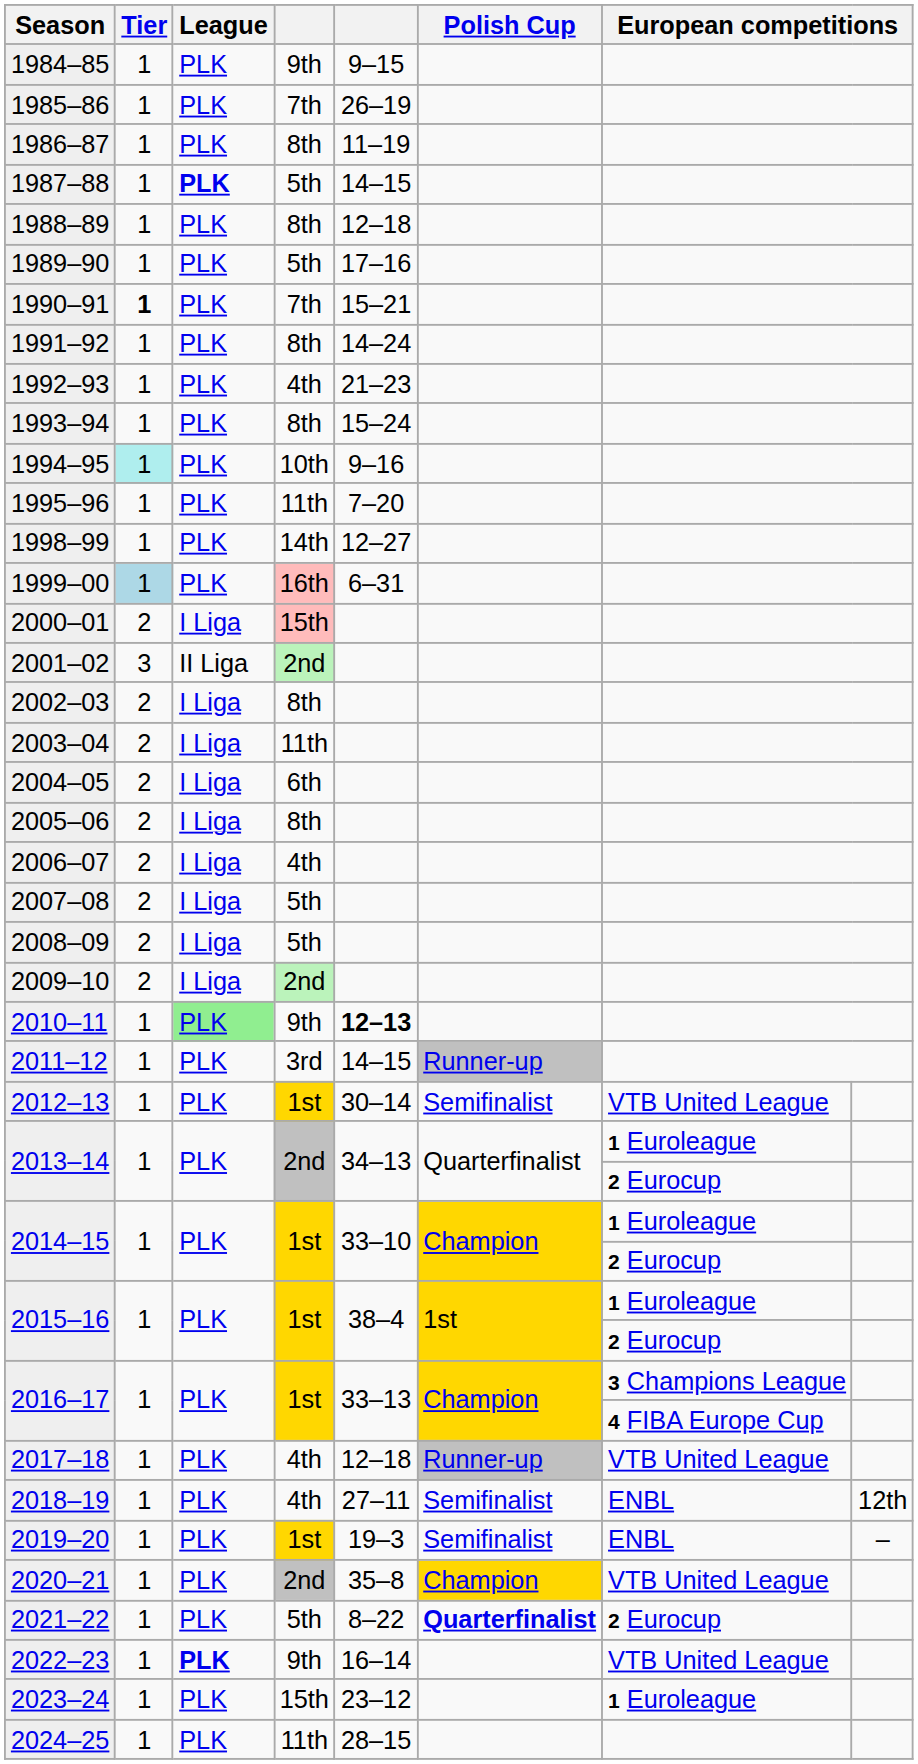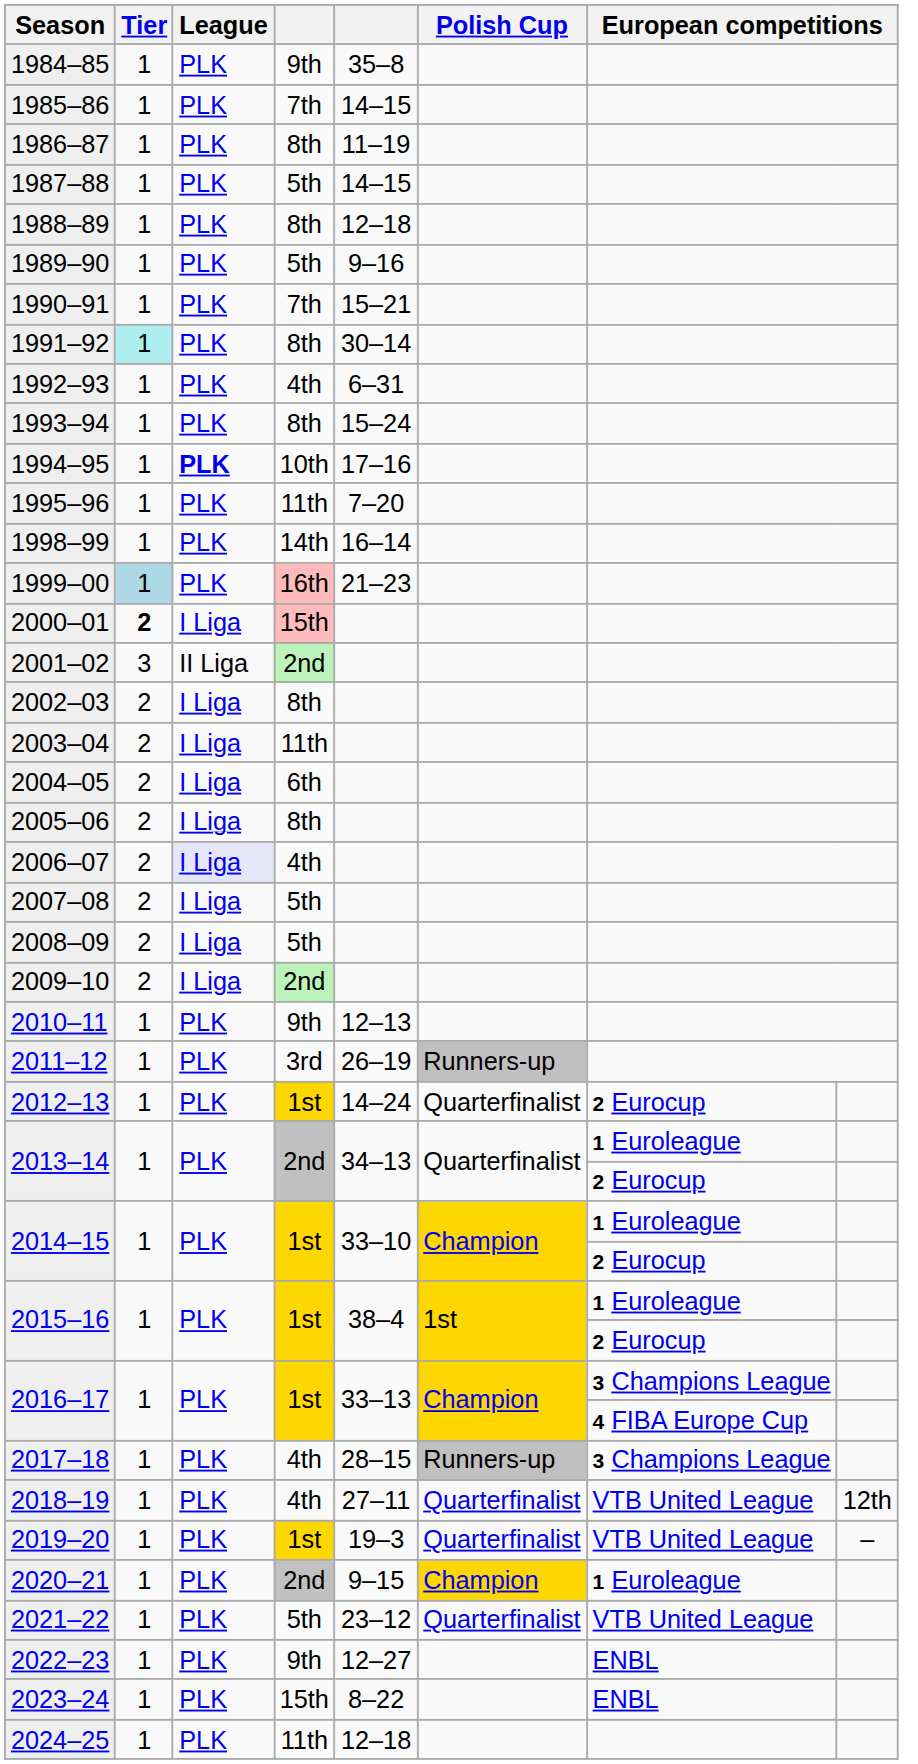(376, 64) 9–15 -> (376, 64) 35–8
(376, 104) 26–19 -> (376, 104) 14–15
(205, 184) bold -> (203, 184) normal
(376, 264) 17–16 -> (376, 264) 9–16
(144, 304) bold -> (144, 304) normal
(144, 343) no background -> (144, 343) paleturquoise background
(376, 343) 14–24 -> (376, 343) 30–14
(376, 383) 21–23 -> (376, 383) 6–31
(144, 463) paleturquoise background -> (144, 463) no background
(203, 463) normal -> (205, 463) bold
(376, 463) 9–16 -> (376, 463) 17–16
(376, 543) 12–27 -> (376, 543) 16–14
(376, 583) 6–31 -> (376, 583) 21–23
(144, 623) normal -> (144, 623) bold
(210, 862) no background -> (210, 862) lavender background
(203, 1021) lightgreen background -> (203, 1021) no background
(376, 1021) bold -> (376, 1021) normal
(376, 1061) 14–15 -> (376, 1061) 26–19
(483, 1061) Runner-up -> (489, 1061) Runners-up
(376, 1101) 30–14 -> (376, 1101) 14–24
(488, 1101) Semifinalist -> (502, 1101) Quarterfinalist
(718, 1101) VTB United League -> (649, 1101) 2 Eurocup
(376, 1460) 12–18 -> (376, 1460) 28–15
(483, 1460) Runner-up -> (489, 1460) Runners-up
(718, 1460) VTB United League -> (712, 1460) 3 Champions League
(488, 1500) Semifinalist -> (502, 1500) Quarterfinalist
(641, 1500) ENBL -> (703, 1500) VTB United League
(488, 1540) Semifinalist -> (502, 1540) Quarterfinalist
(641, 1540) ENBL -> (703, 1540) VTB United League
(376, 1580) 35–8 -> (376, 1580) 9–15
(718, 1580) VTB United League -> (667, 1580) 1 Euroleague
(376, 1619) 8–22 -> (376, 1619) 23–12
(510, 1619) bold -> (502, 1619) normal
(665, 1619) 2 Eurocup -> (703, 1619) VTB United League
(205, 1659) bold -> (203, 1659) normal
(376, 1659) 16–14 -> (376, 1659) 12–27
(718, 1659) VTB United League -> (626, 1659) ENBL
(376, 1699) 23–12 -> (376, 1699) 8–22
(682, 1699) 1 Euroleague -> (626, 1699) ENBL
(376, 1739) 28–15 -> (376, 1739) 12–18
